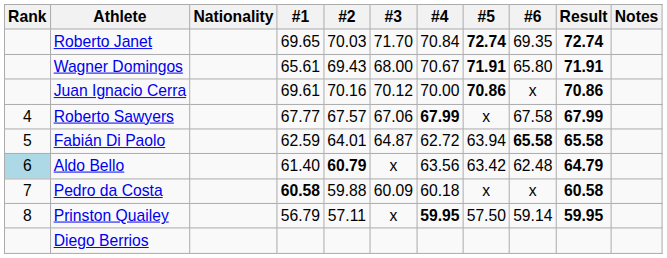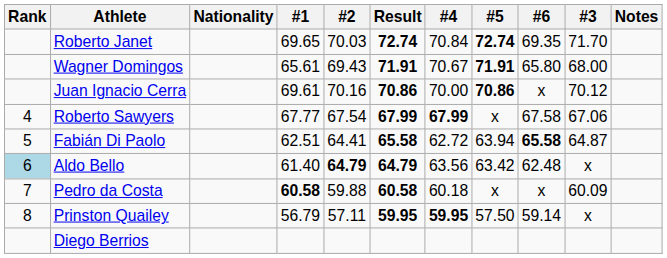columns swapped: (393, 16) <-> (584, 16)
(347, 116) 67.57 -> (347, 116) 67.54
(300, 141) 62.59 -> (300, 141) 62.51
(347, 141) 64.01 -> (347, 141) 64.41
(347, 166) 60.79 -> (347, 166) 64.79
